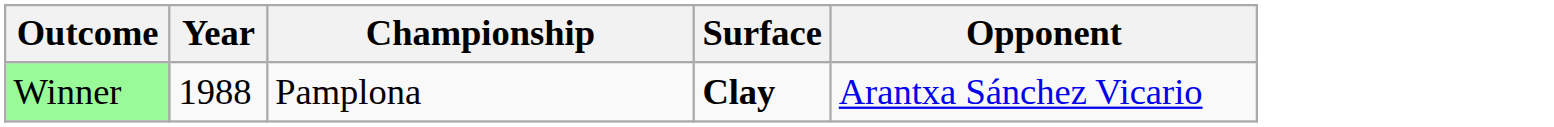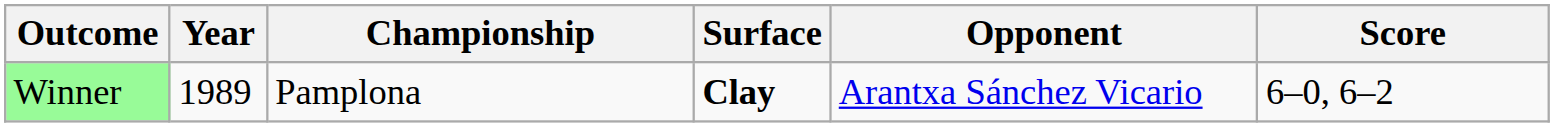+ column: (1403, 33)
(215, 91) 1988 -> (215, 91) 1989
